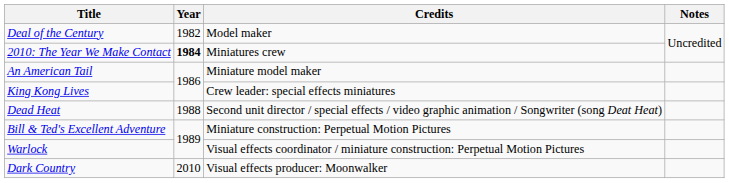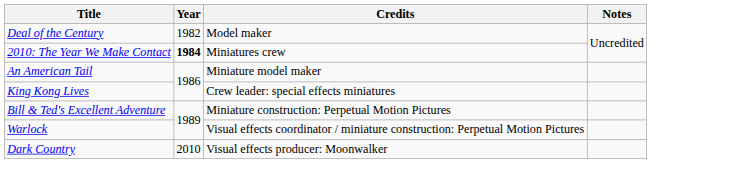- row: (34, 110)
